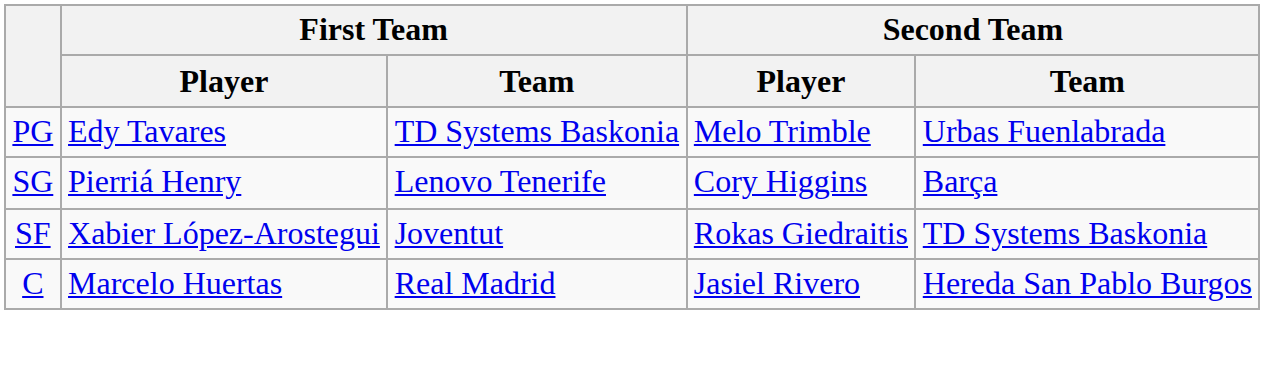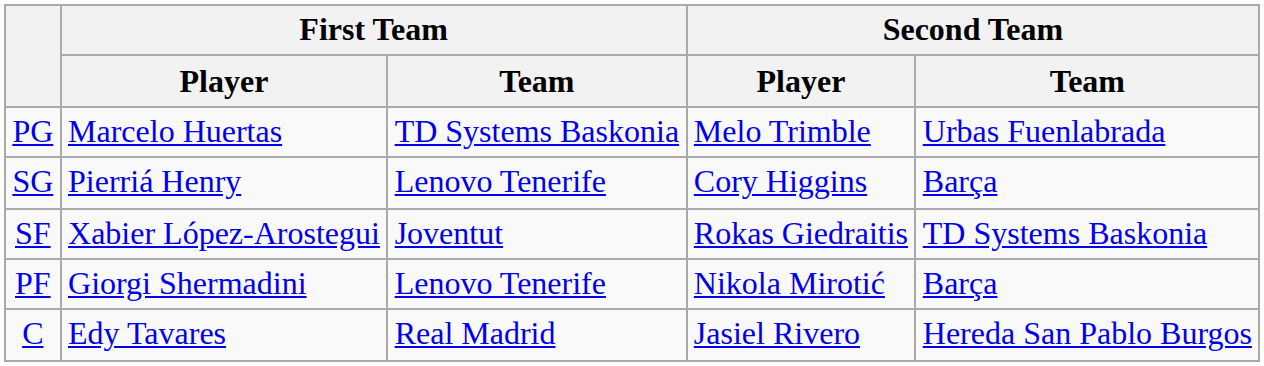(147, 131) Edy Tavares -> (175, 131) Marcelo Huertas
+ row: (33, 283)
(175, 283) Marcelo Huertas -> (147, 334) Edy Tavares
